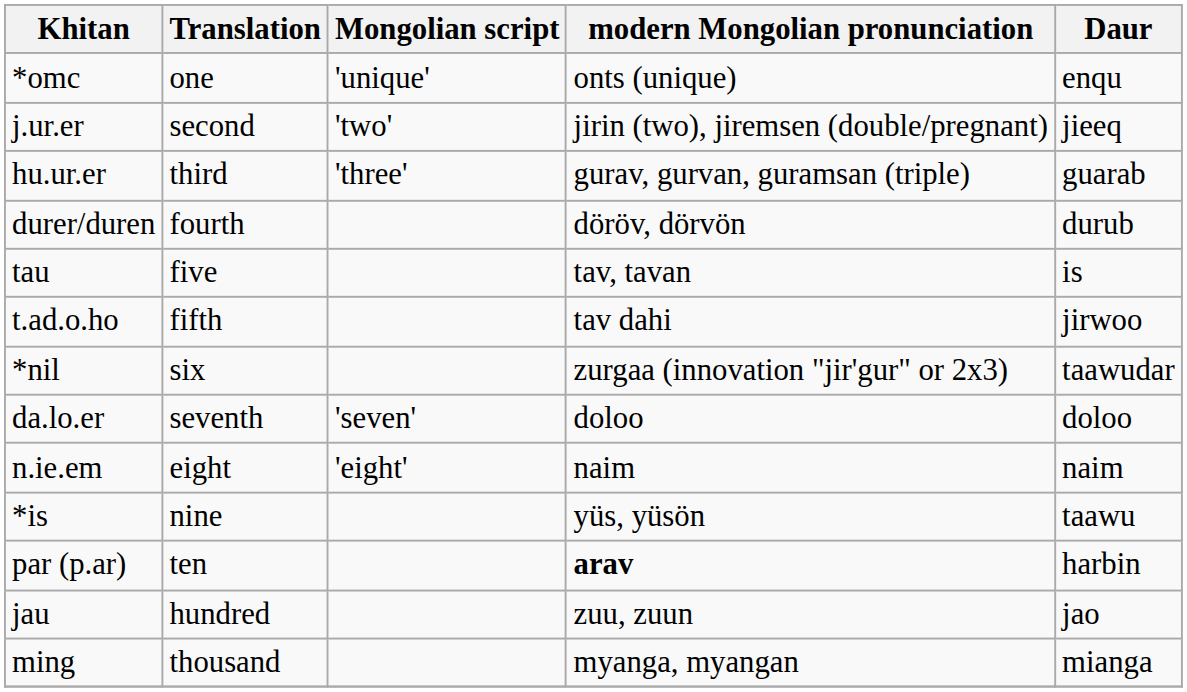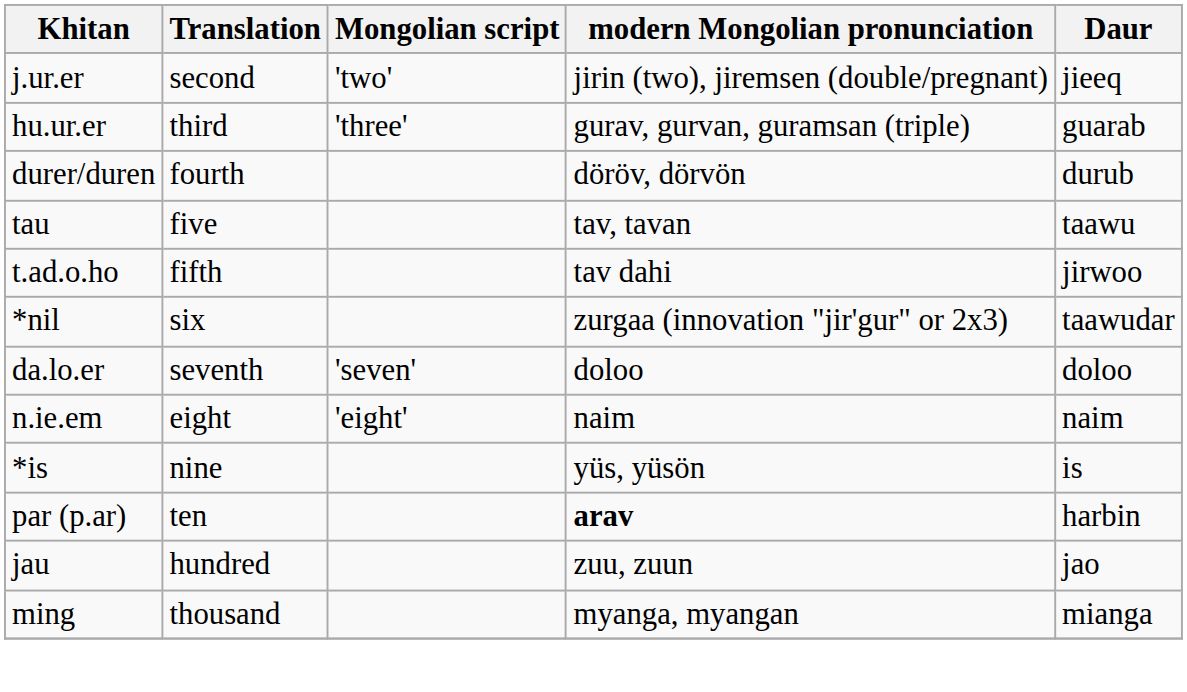- row: (46, 77)
(1072, 272) is -> (1099, 223) taawu
(1099, 516) taawu -> (1072, 467) is
